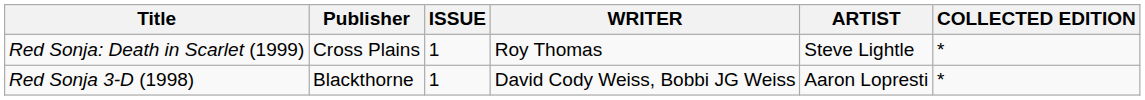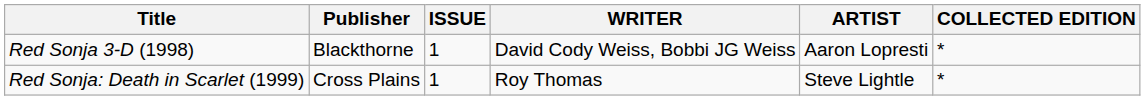rows swapped: (102, 79) <-> (157, 49)
